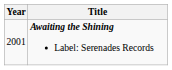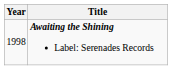(16, 42) 2001 -> (16, 42) 1998
